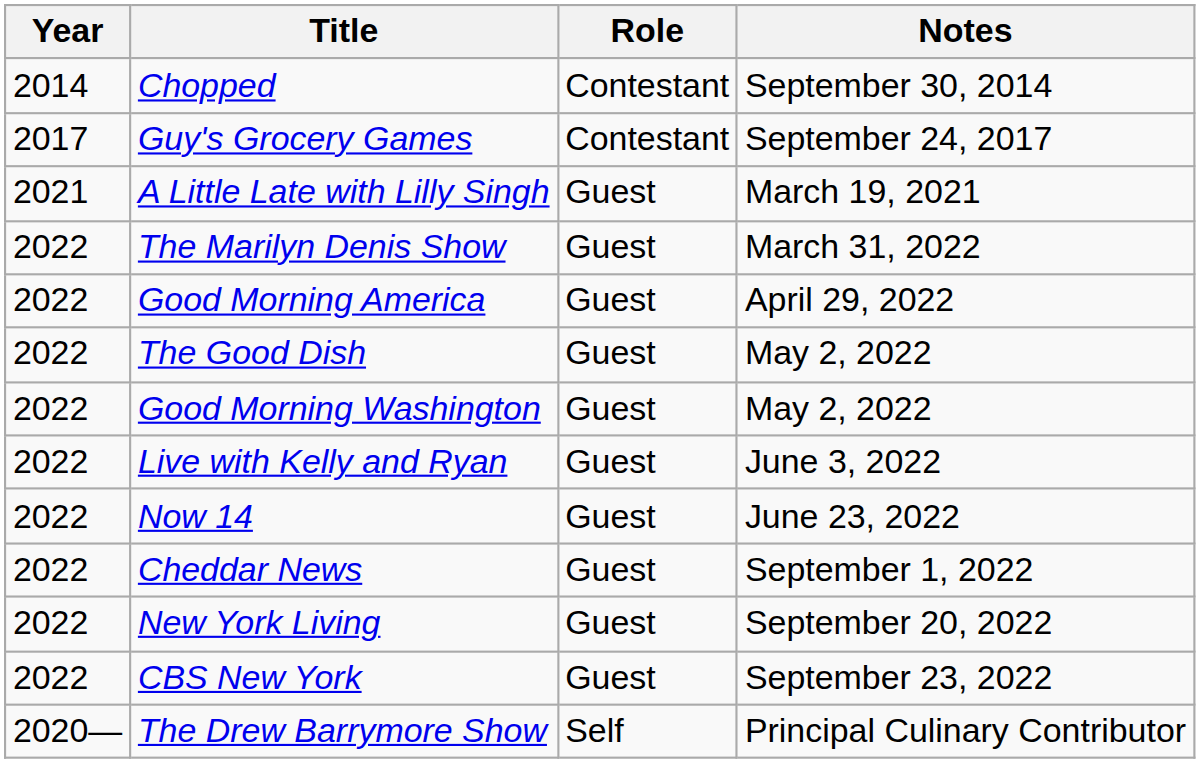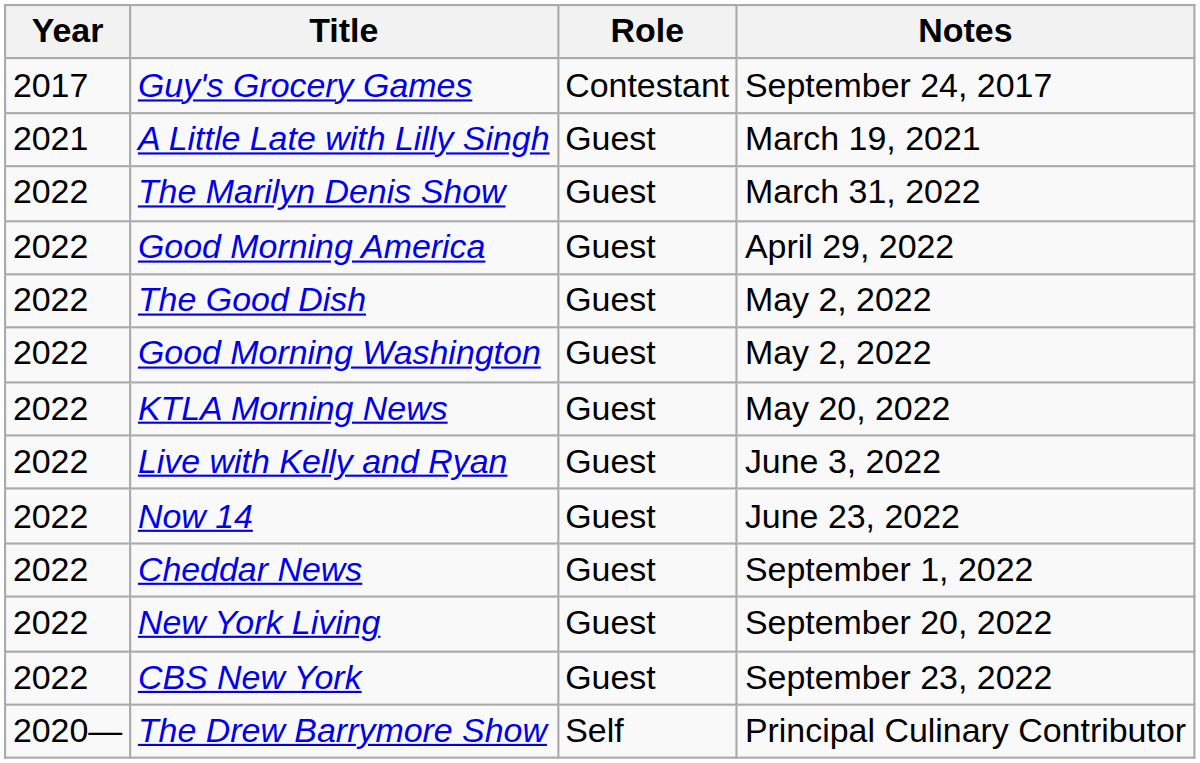- row: (207, 85)
+ row: (293, 407)
